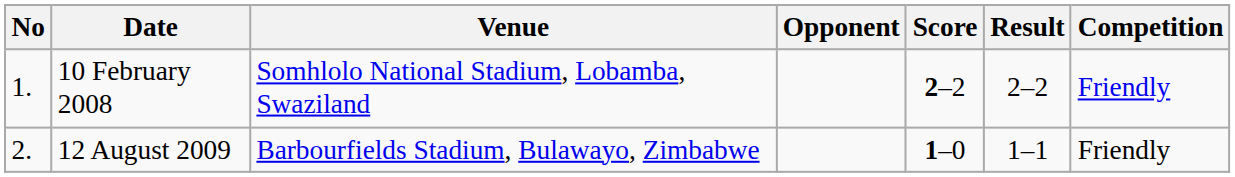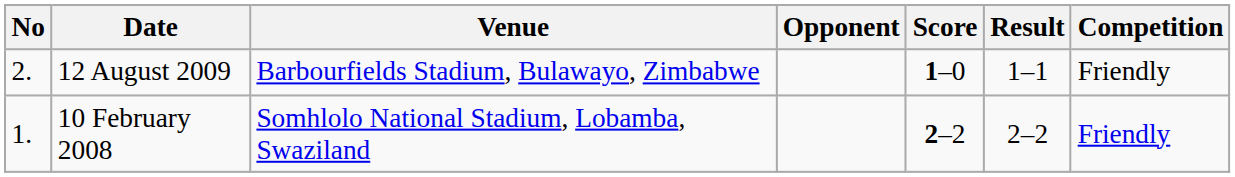rows swapped: (124, 87) <-> (144, 149)
